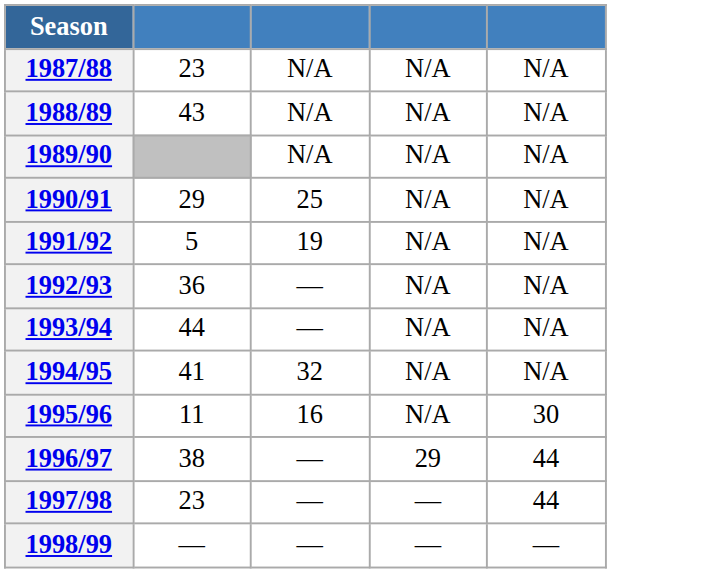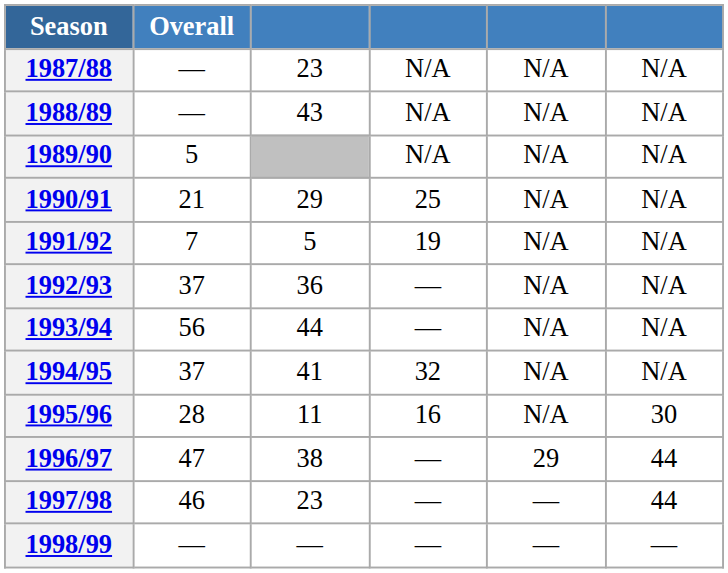+ column: (192, 25)
